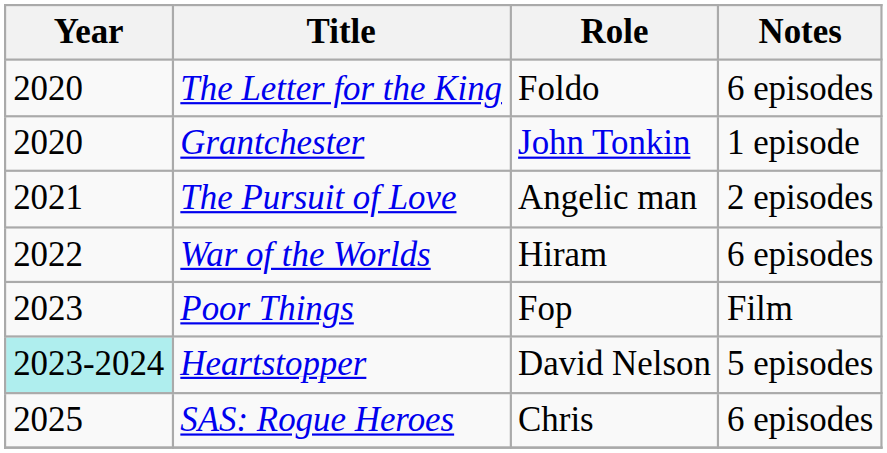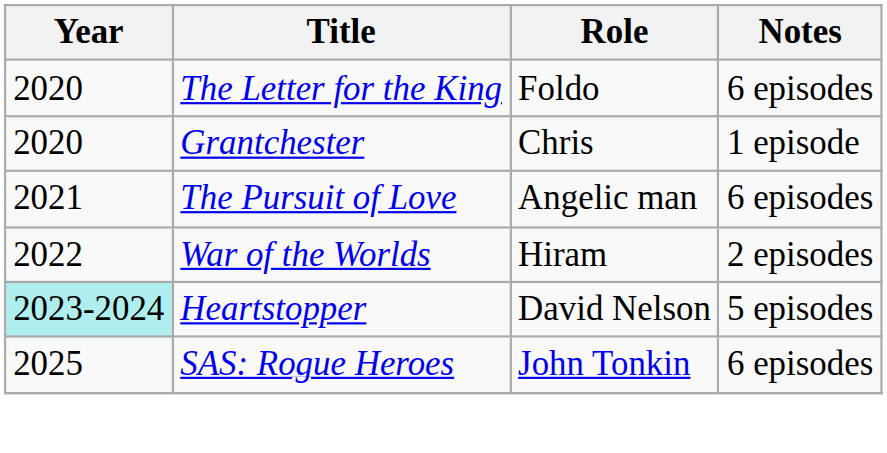(604, 142) John Tonkin -> (556, 142) Chris
(800, 198) 2 episodes -> (800, 198) 6 episodes
(800, 253) 6 episodes -> (800, 253) 2 episodes
- row: (267, 308)
(556, 419) Chris -> (604, 364) John Tonkin
